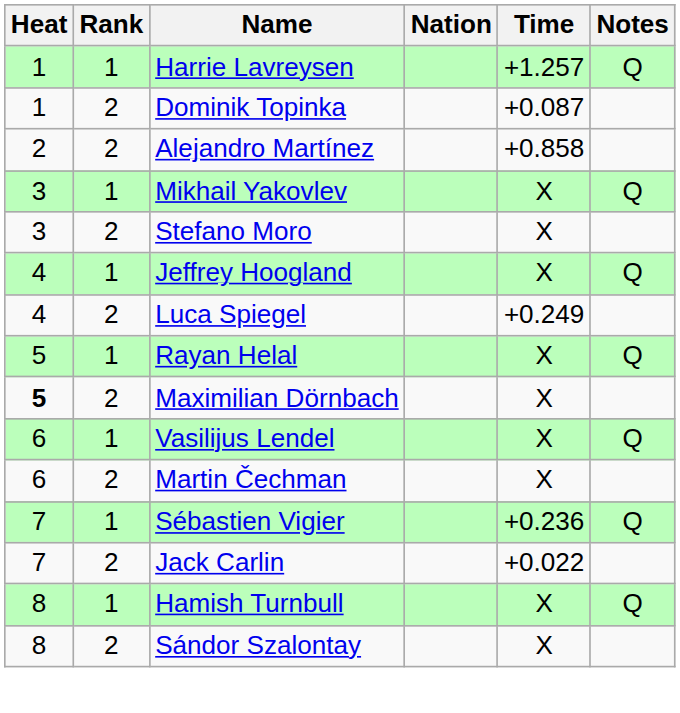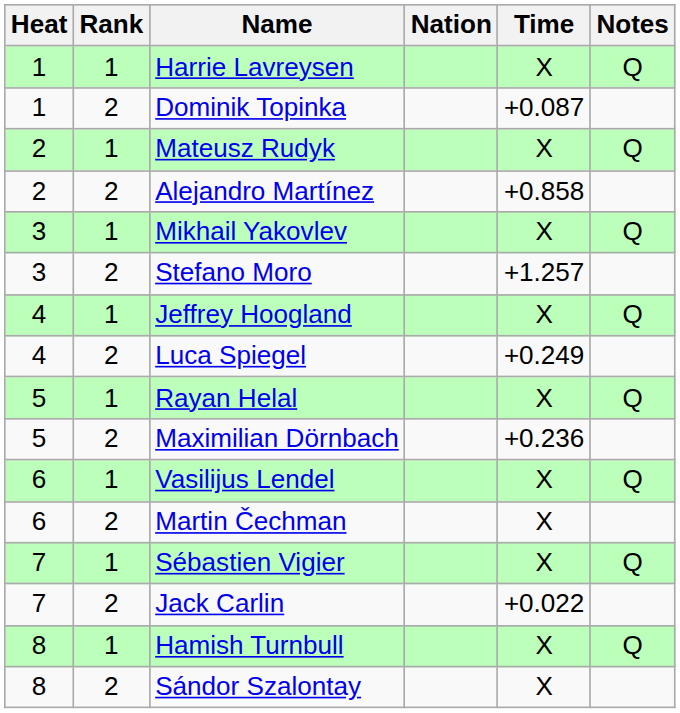(544, 66) +1.257 -> (544, 66) X
+ row: (245, 149)
(544, 231) X -> (544, 273) +1.257
(39, 397) bold -> (39, 438) normal
(544, 397) X -> (544, 438) +0.236
(544, 521) +0.236 -> (544, 562) X
